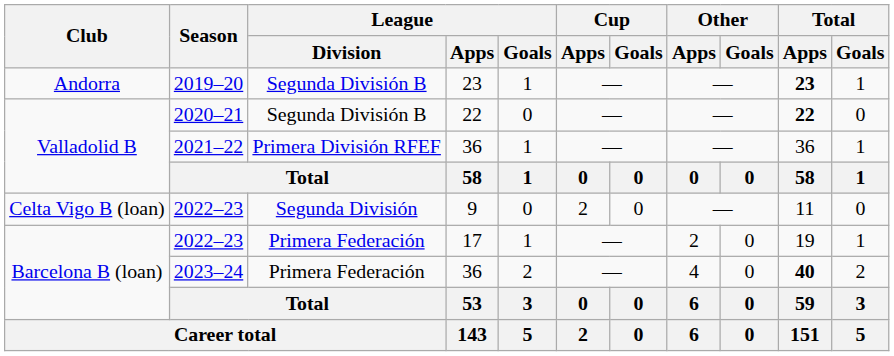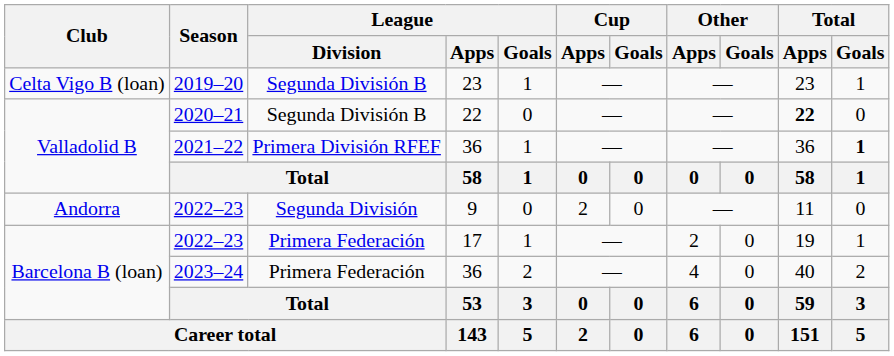(87, 83) Andorra -> (87, 83) Celta Vigo B (loan)
(805, 83) bold -> (805, 83) normal
(860, 146) normal -> (860, 146) bold
(87, 209) Celta Vigo B (loan) -> (87, 209) Andorra
(805, 271) bold -> (805, 271) normal
